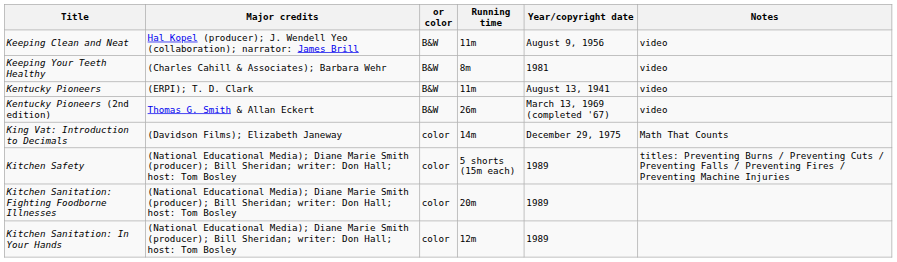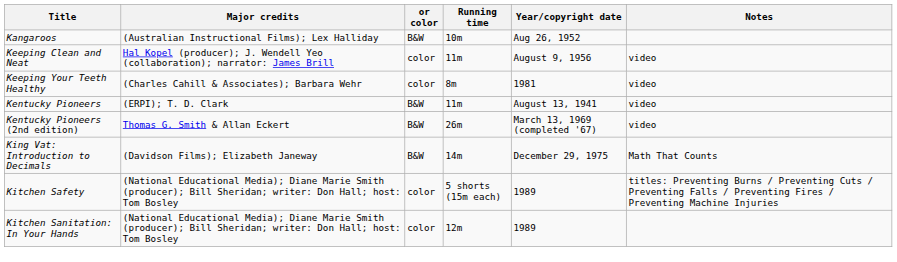+ row: (32, 38)
(430, 43) B&W -> (421, 58) color
(430, 69) B&W -> (421, 84) color
(436, 135) color -> (416, 155) B&W
- row: (59, 202)
